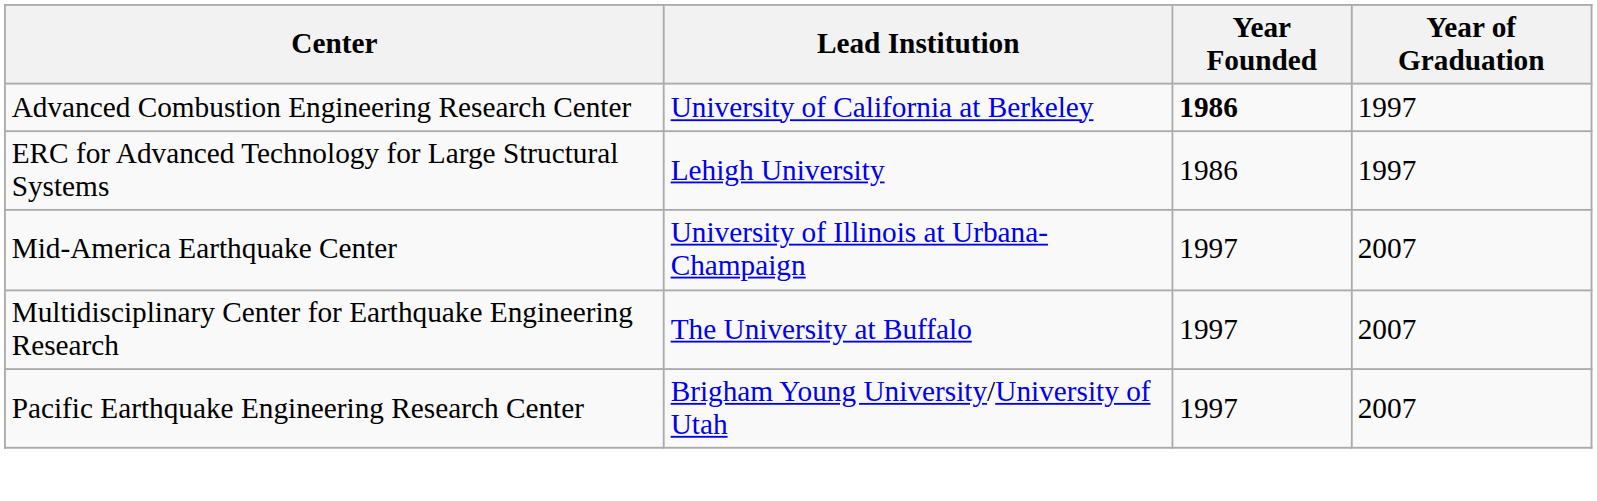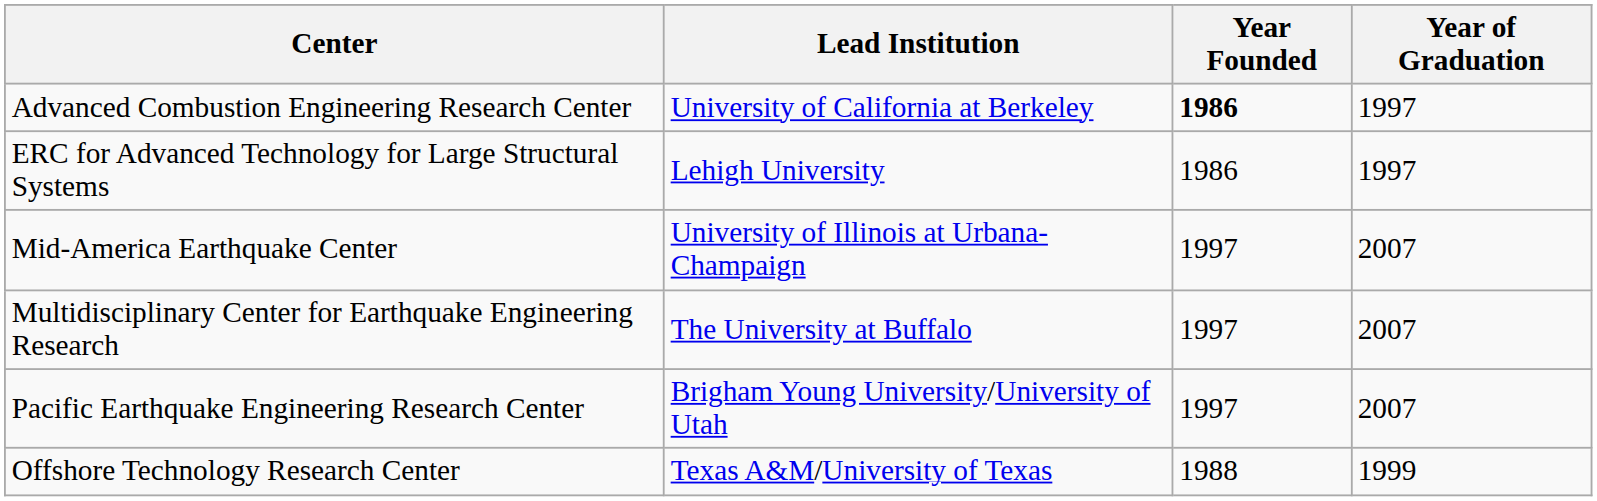+ row: (236, 471)
